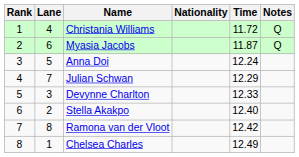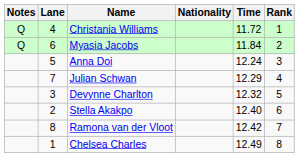columns swapped: (19, 12) <-> (278, 12)
(245, 45) 11.87 -> (249, 45) 11.84
(245, 95) 12.33 -> (249, 95) 12.32
